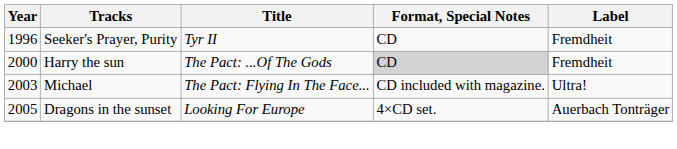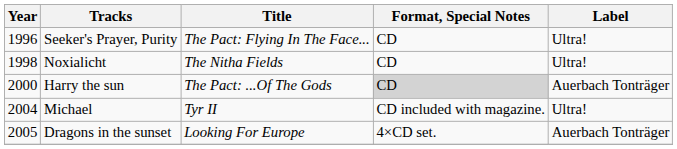(201, 39) Tyr II -> (277, 39) The Pact: Flying In The Face...
(582, 39) Fremdheit -> (569, 39) Ultra!
+ row: (75, 62)
(582, 62) Fremdheit -> (611, 86) Auerbach Tonträger
(23, 86) 2003 -> (23, 109) 2004
(277, 86) The Pact: Flying In The Face... -> (201, 109) Tyr II
